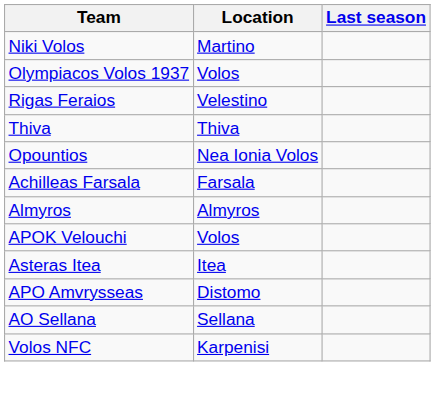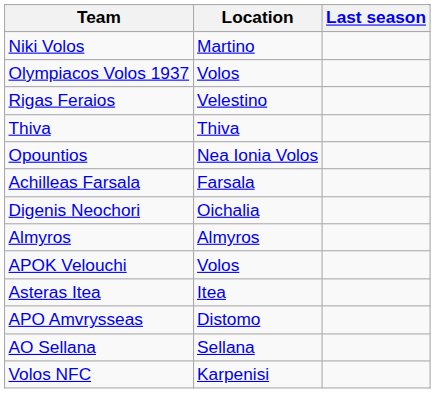+ row: (74, 210)
